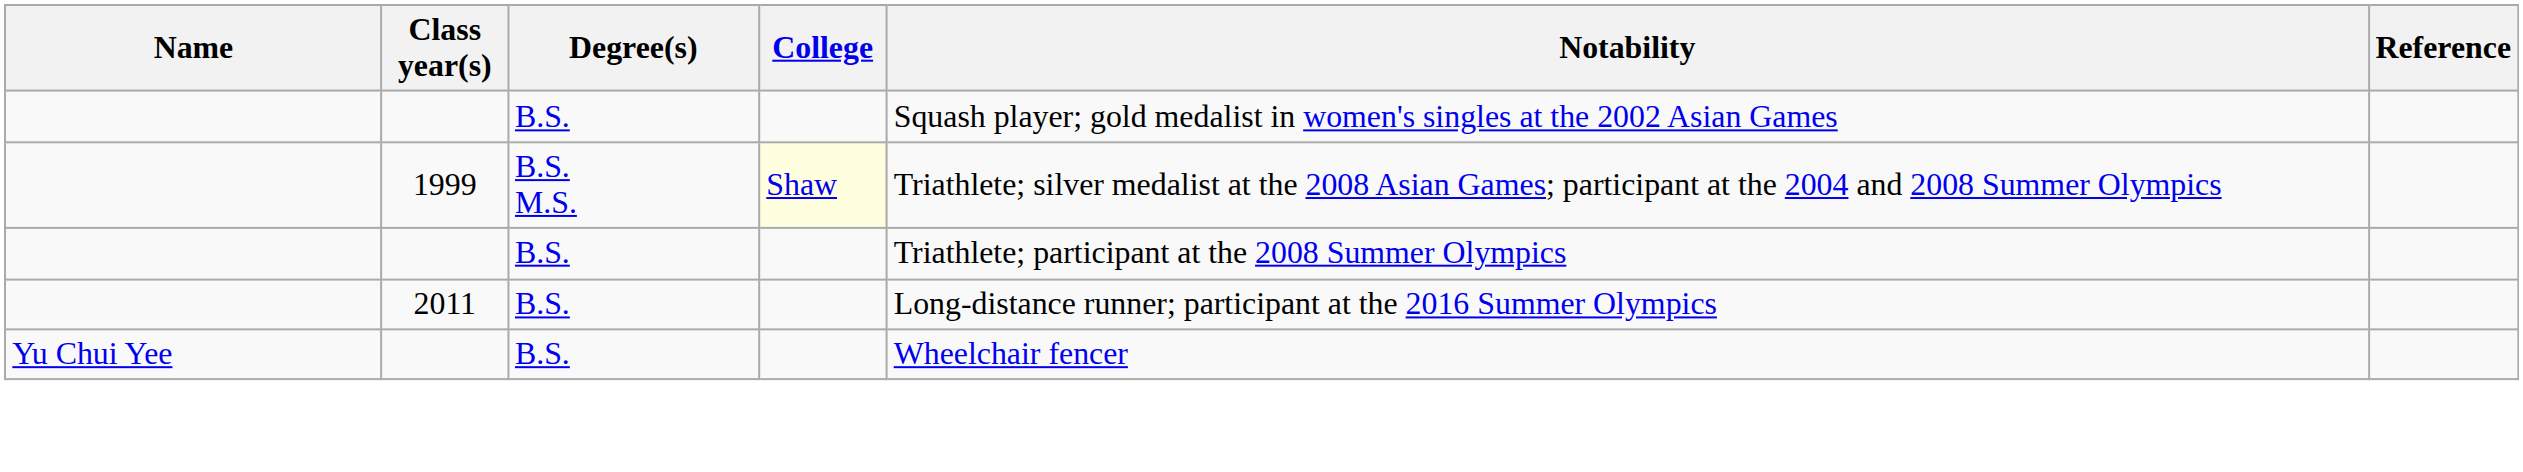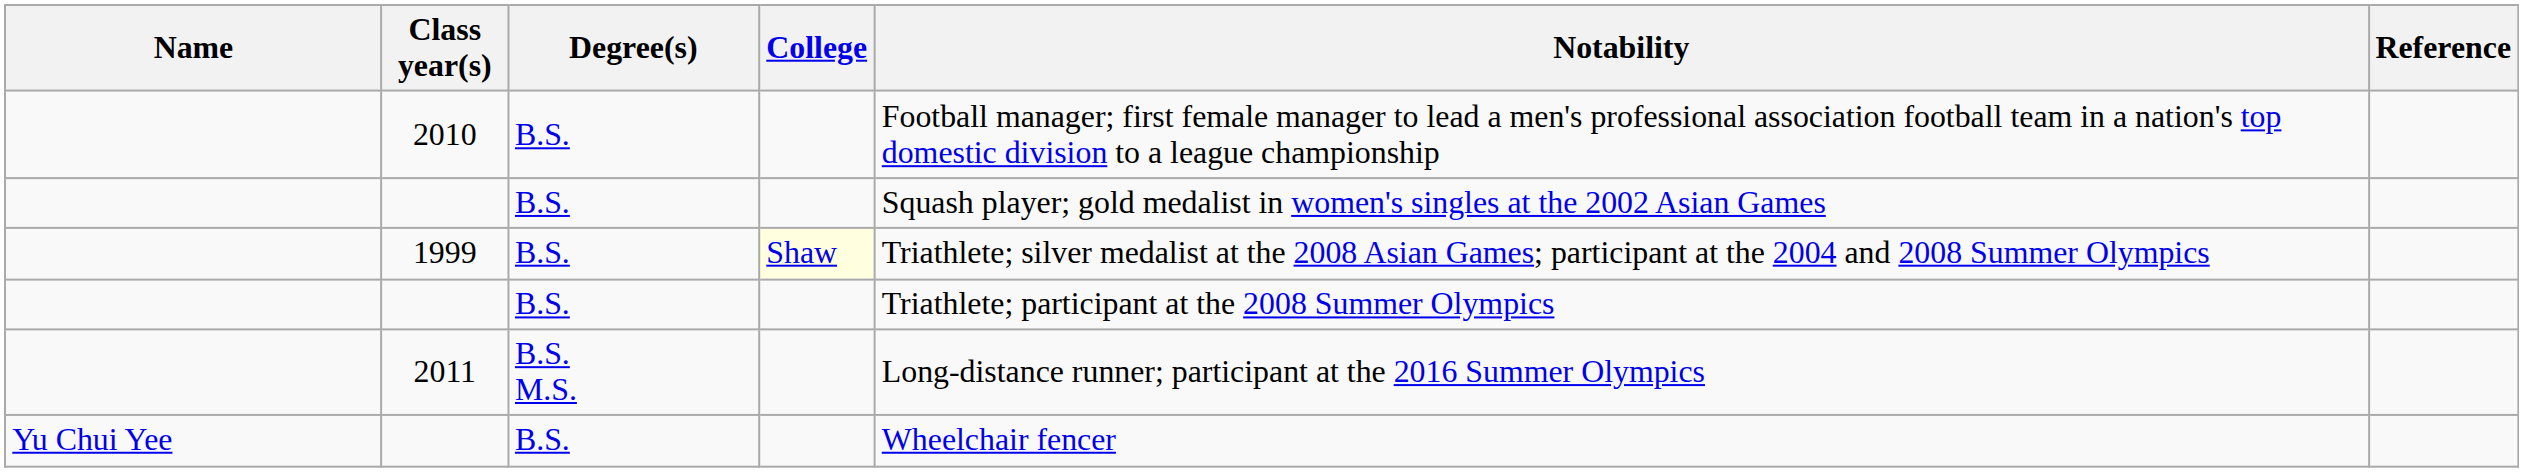+ row: (193, 134)
(546, 184) B.S. M.S. -> (542, 252) B.S.
(542, 303) B.S. -> (546, 371) B.S. M.S.
